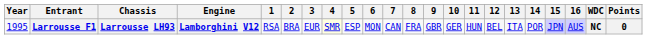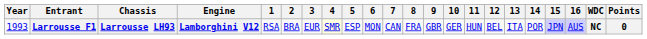(17, 27) 1995 -> (17, 27) 1993
